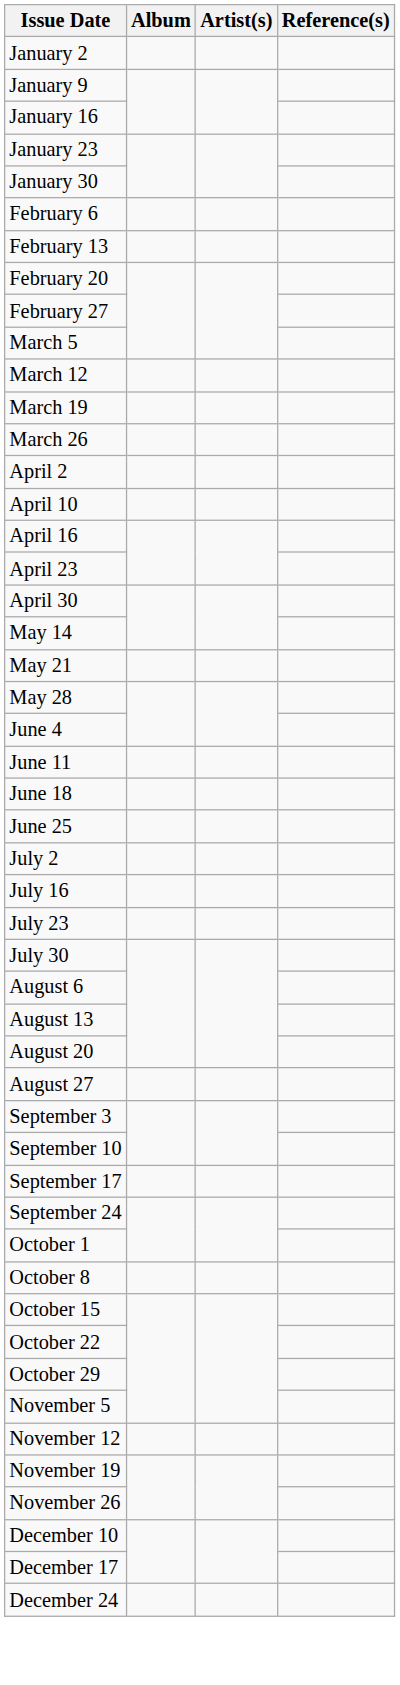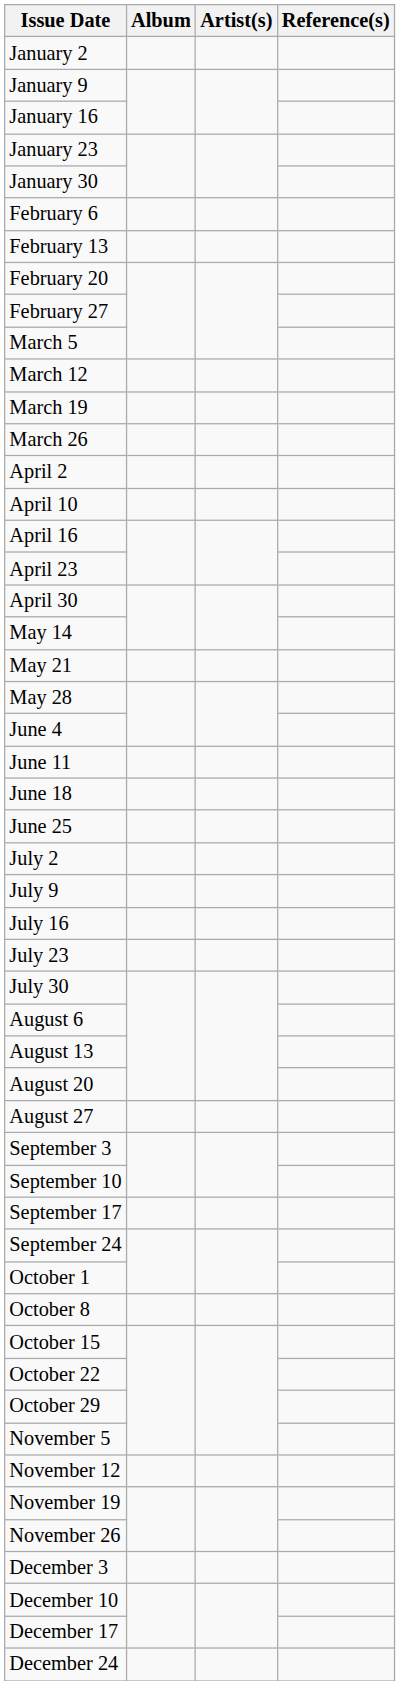+ row: (34, 890)
+ row: (59, 1567)
